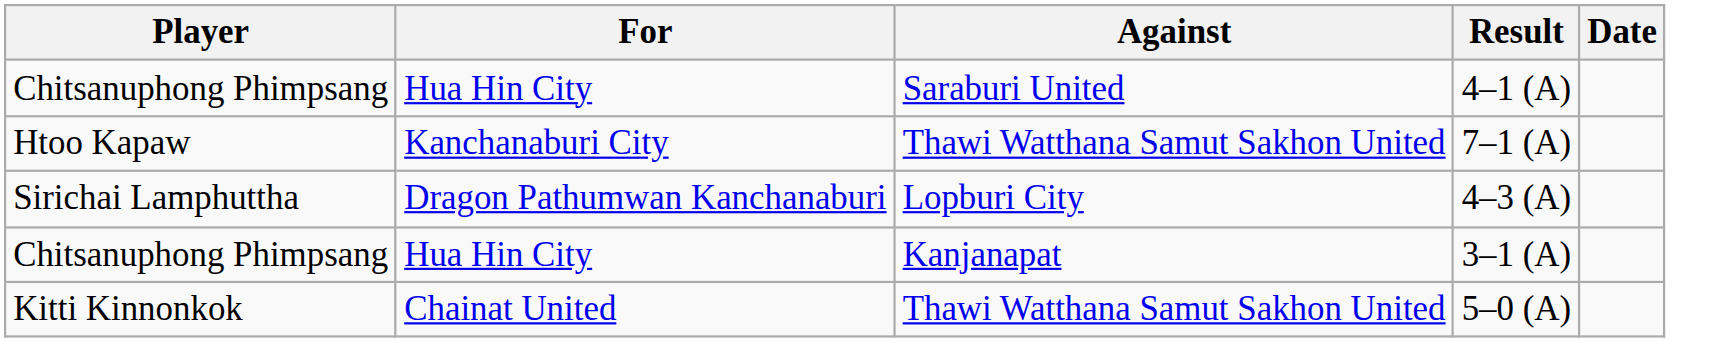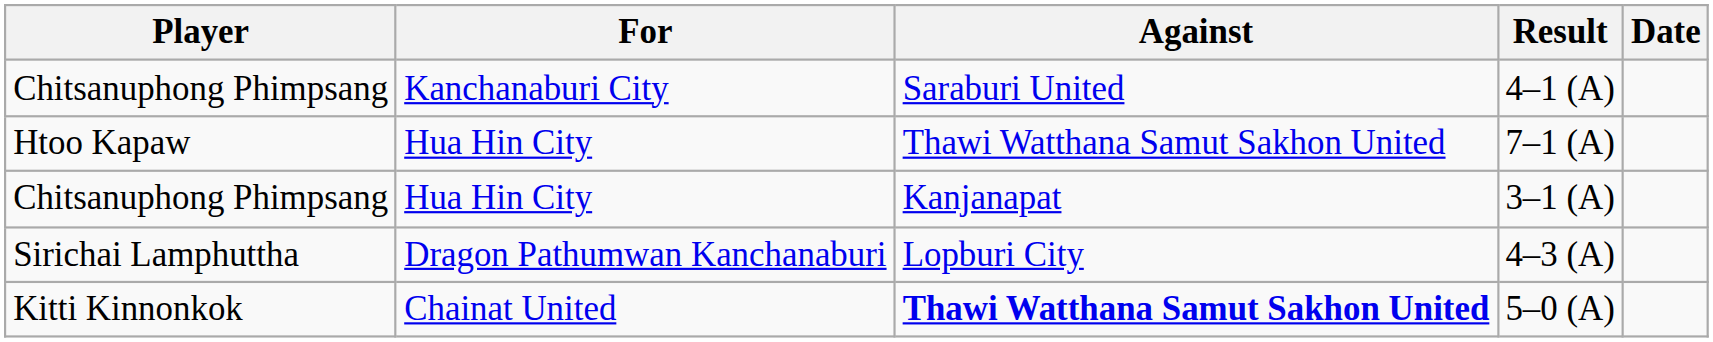(498, 87) Hua Hin City -> (536, 87) Kanchanaburi City
(536, 142) Kanchanaburi City -> (498, 142) Hua Hin City
rows swapped: (1516, 198) <-> (1516, 253)
(1174, 308) normal -> (1196, 308) bold
